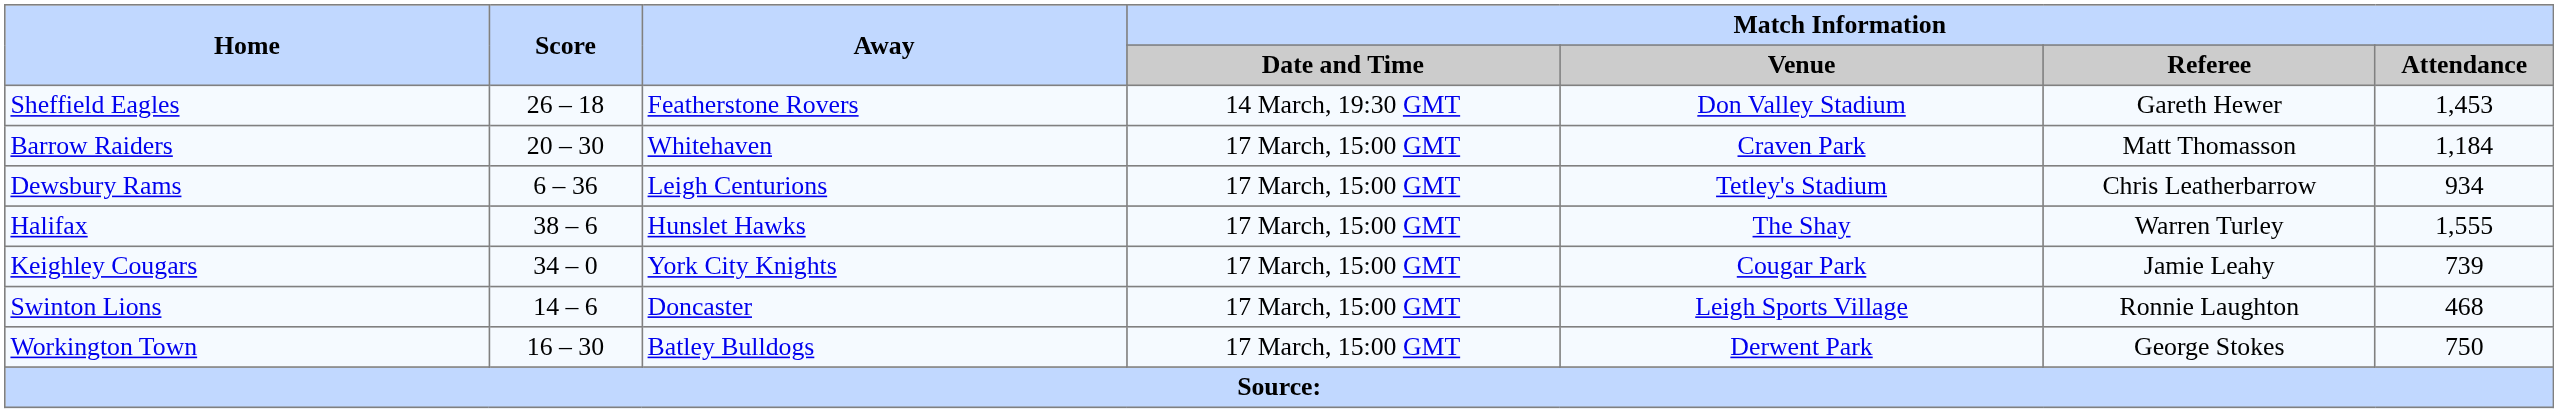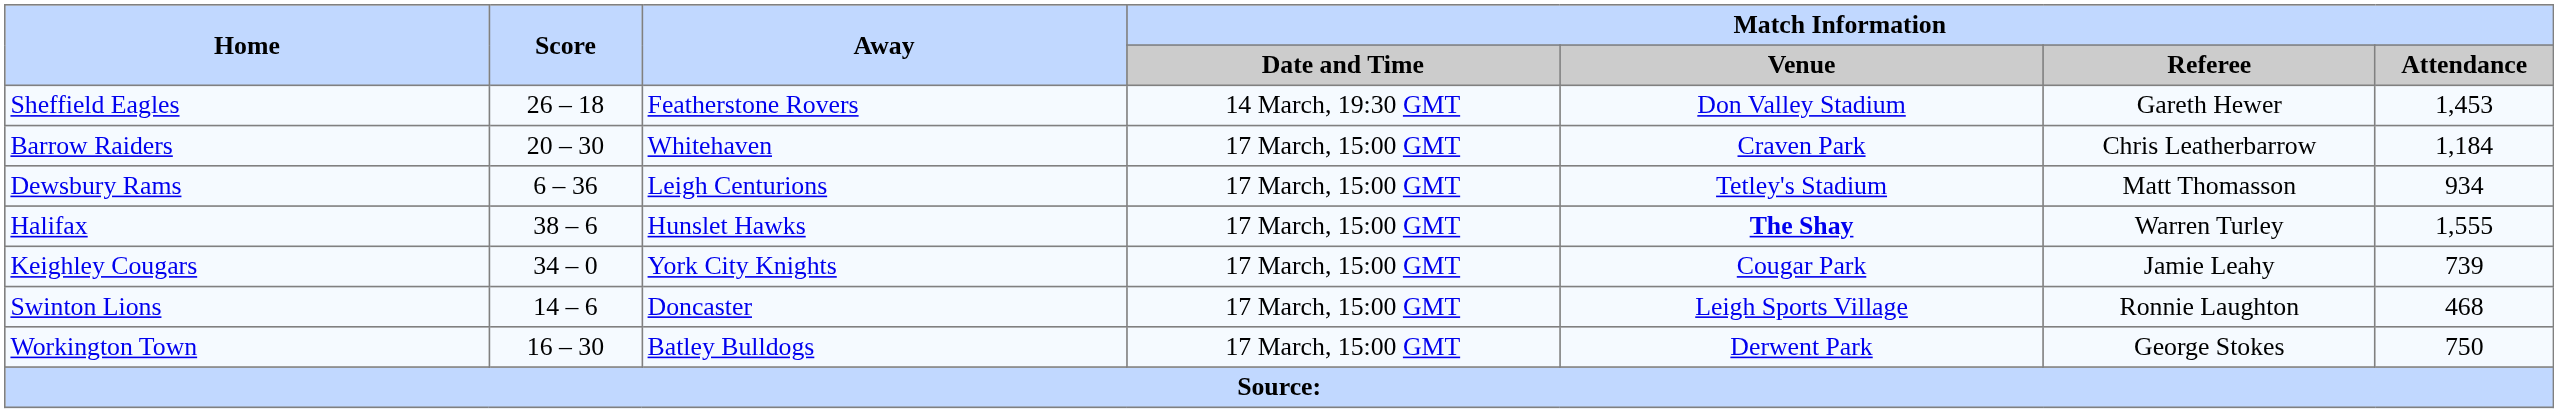(2209, 145) Matt Thomasson -> (2209, 145) Chris Leatherbarrow
(2209, 185) Chris Leatherbarrow -> (2209, 185) Matt Thomasson
(1802, 225) normal -> (1802, 225) bold
